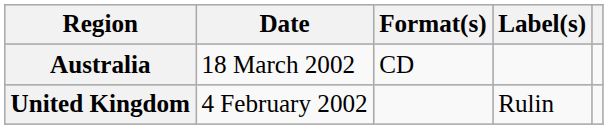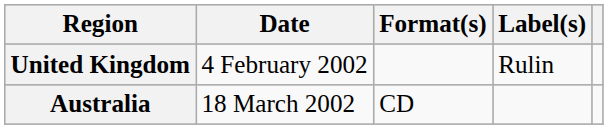rows swapped: (100, 104) <-> (100, 64)
